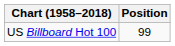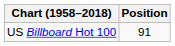(145, 32) 99 -> (145, 32) 91
